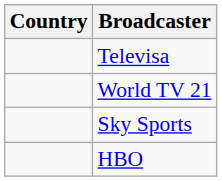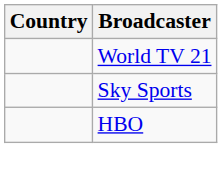- row: (133, 55)
